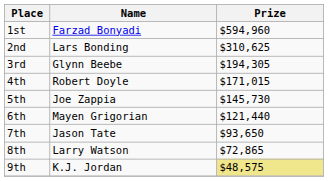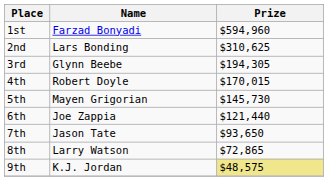(245, 82) $171,015 -> (245, 82) $170,015
(84, 99) Joe Zappia -> (100, 99) Mayen Grigorian
(100, 116) Mayen Grigorian -> (84, 116) Joe Zappia
